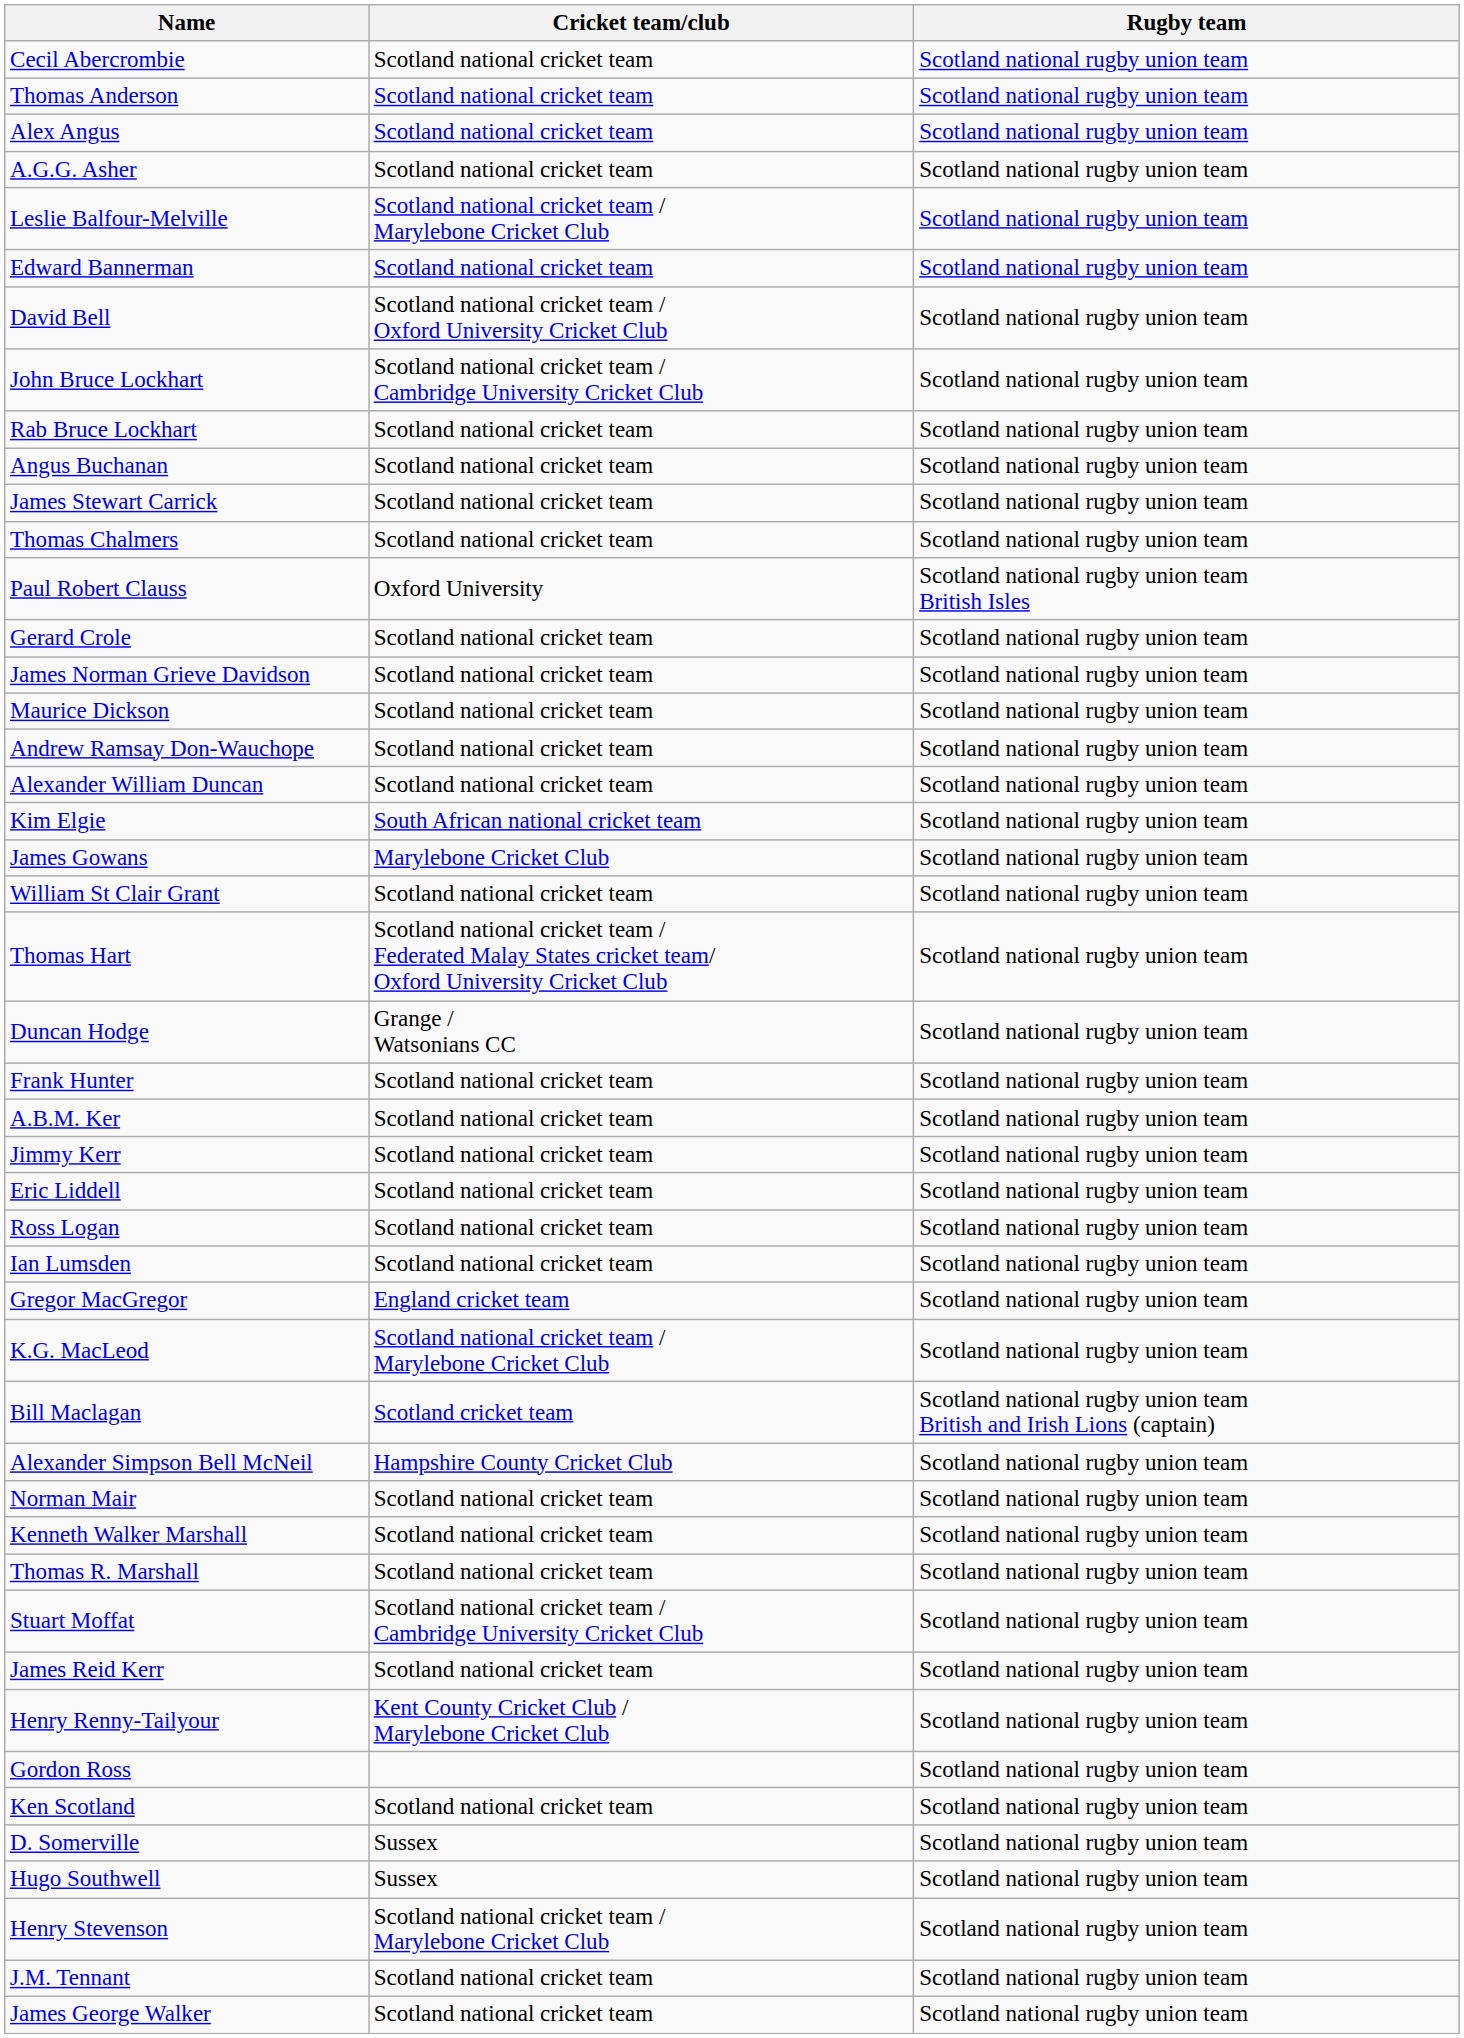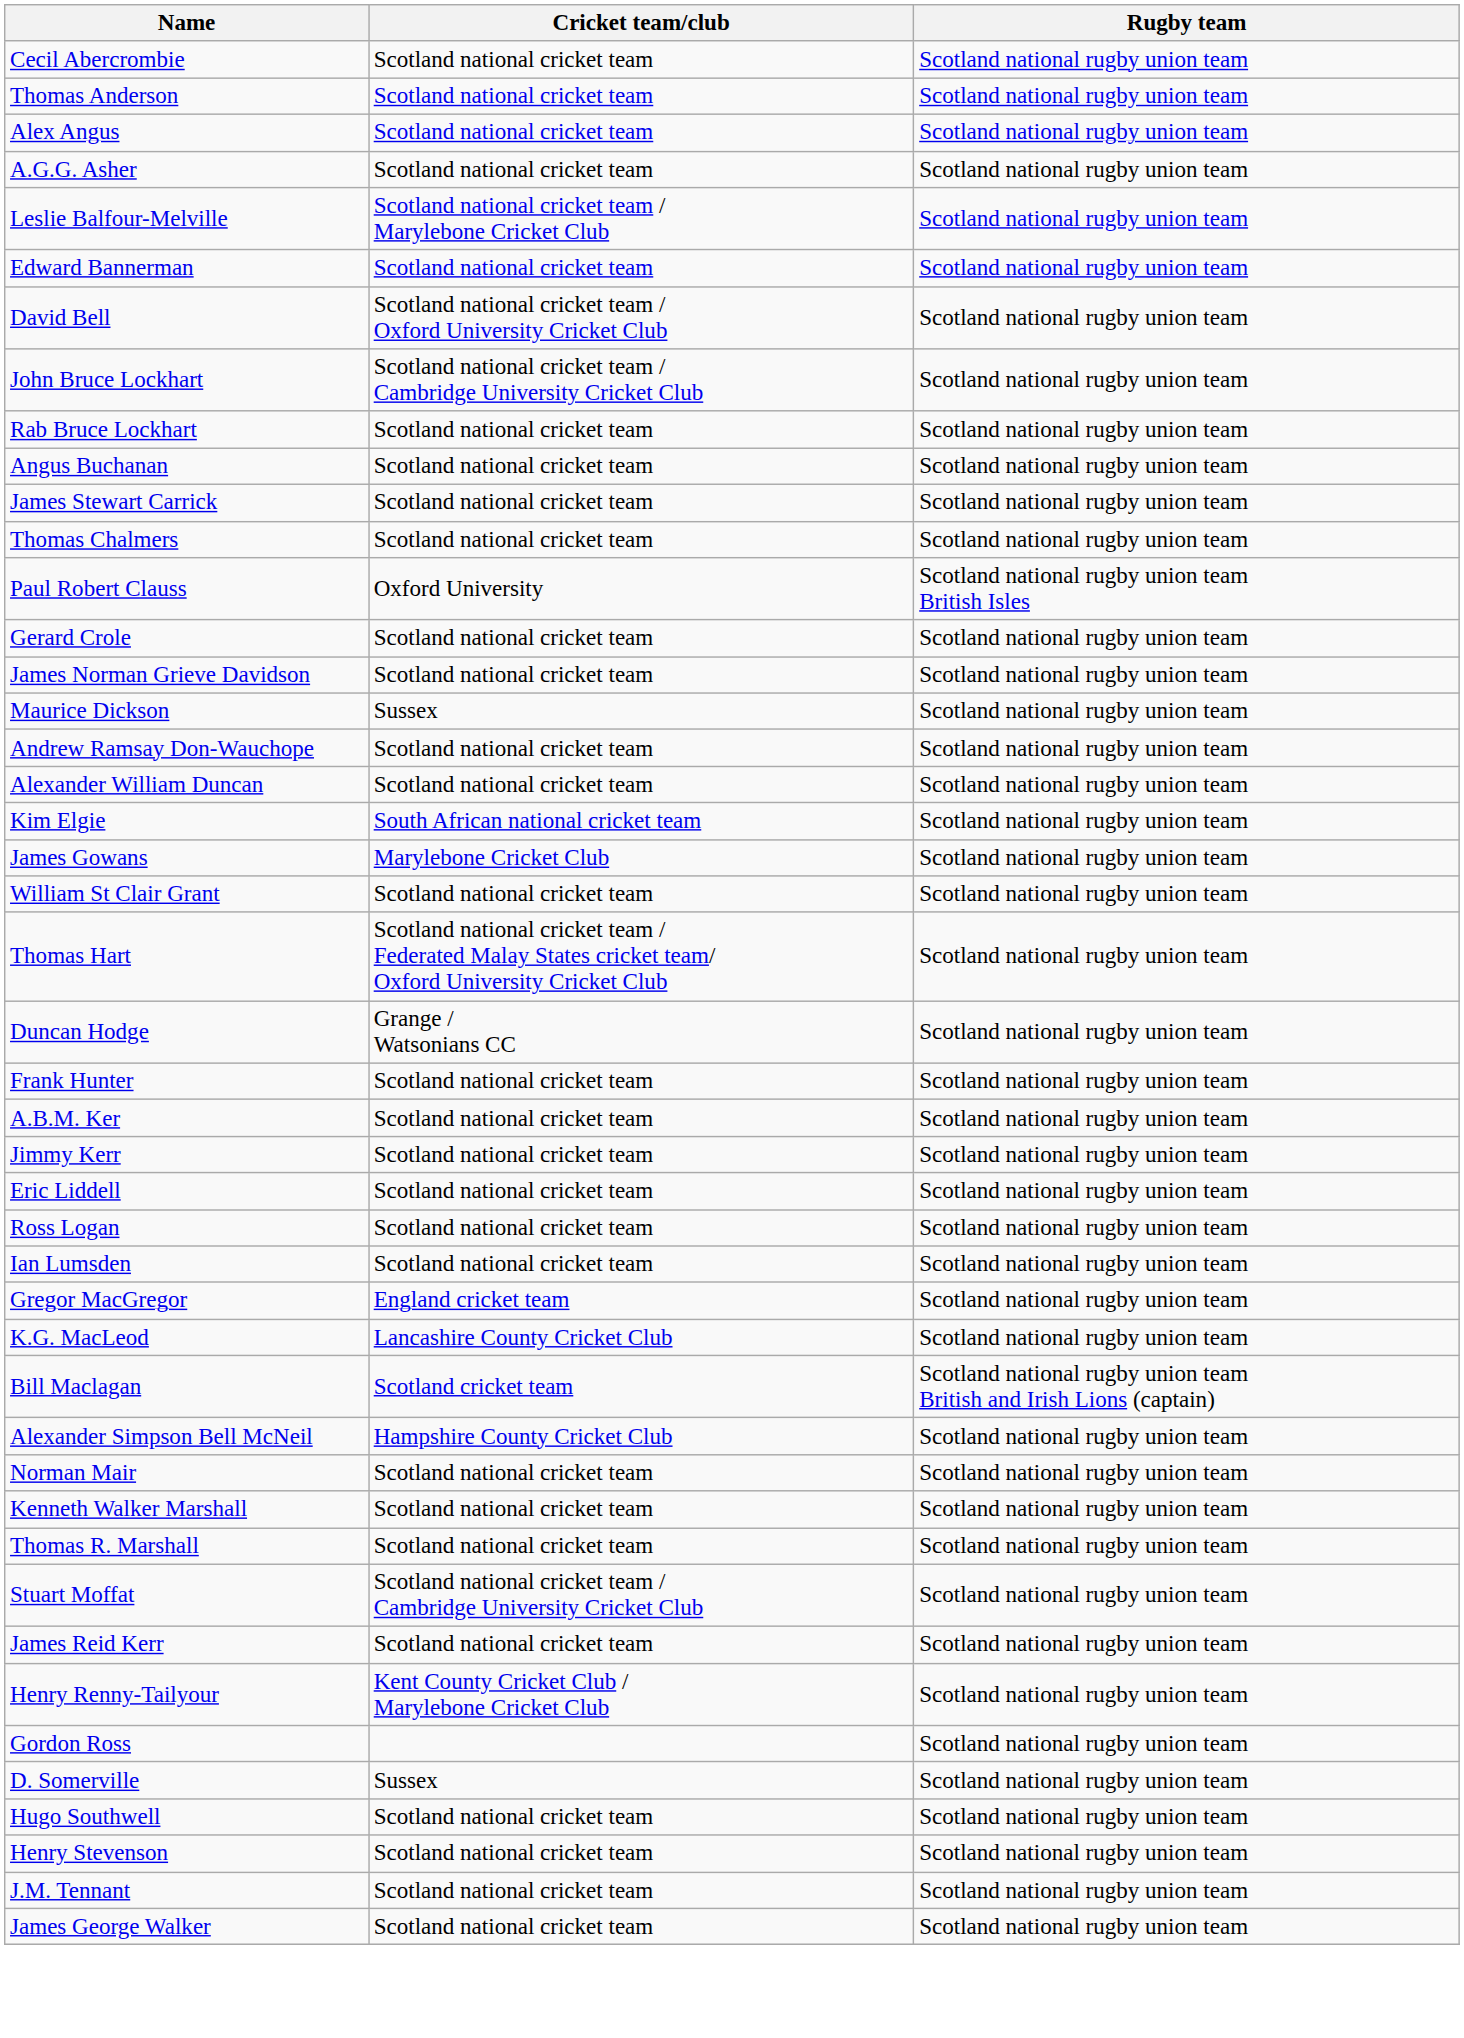(513, 711) Scotland national cricket team -> (406, 711) Sussex
(520, 1349) Scotland national cricket team / Marylebone Cricket Club -> (523, 1336) Lancashire County Cricket Club
- row: (72, 1806)
(406, 1879) Sussex -> (513, 1816) Scotland national cricket team
(520, 1928) Scotland national cricket team / Marylebone Cricket Club -> (513, 1853) Scotland national cricket team
